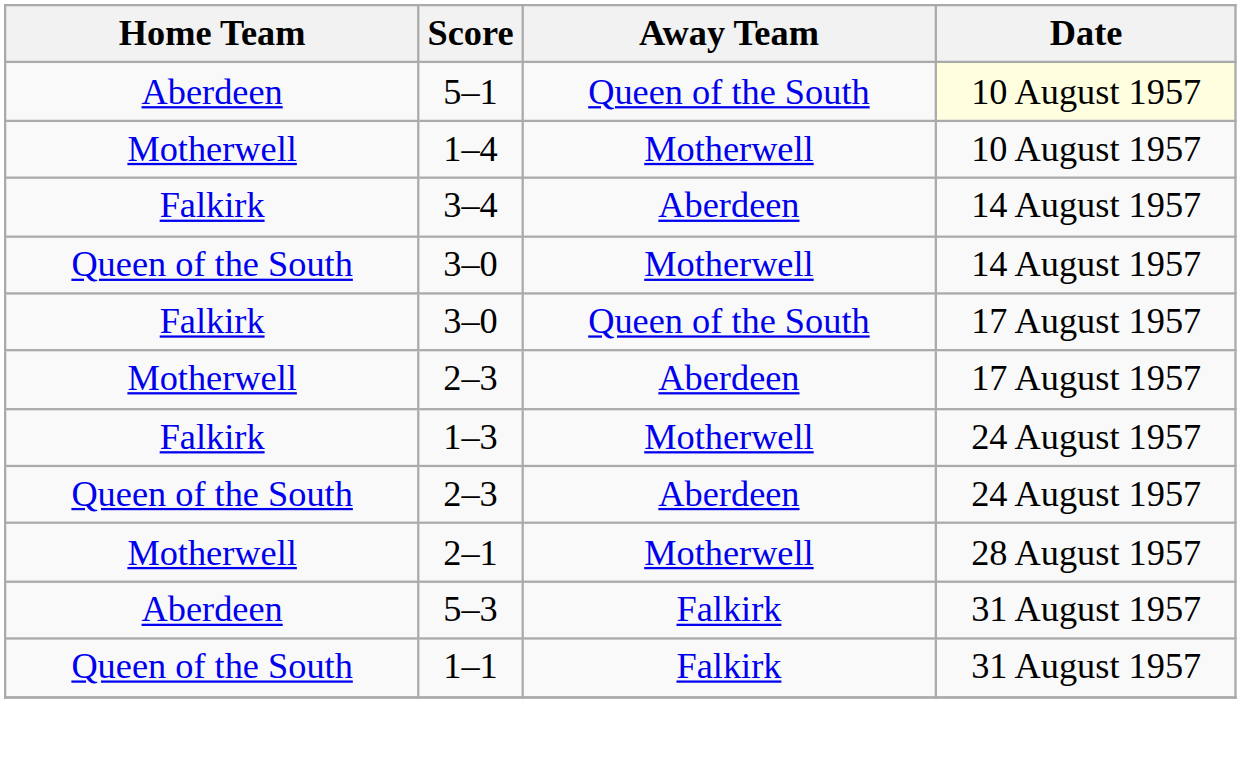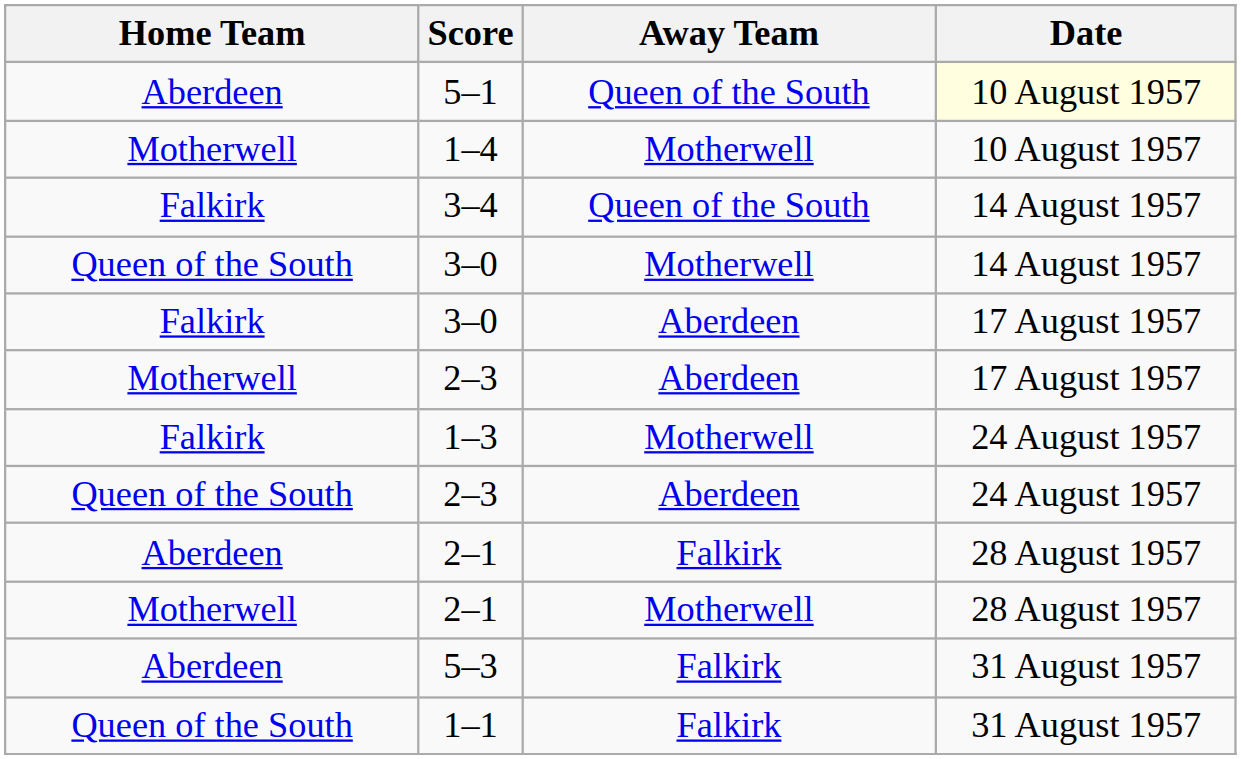(729, 206) Aberdeen -> (729, 206) Queen of the South
(729, 321) Queen of the South -> (729, 321) Aberdeen
+ row: (212, 551)
